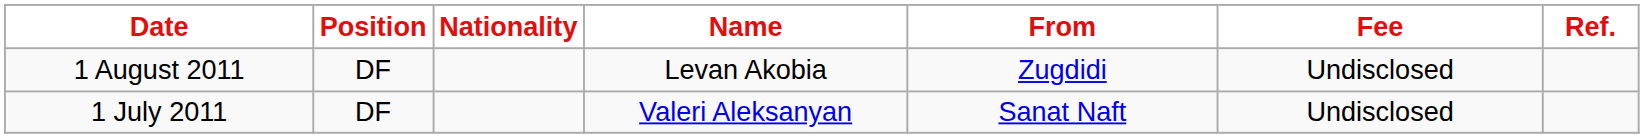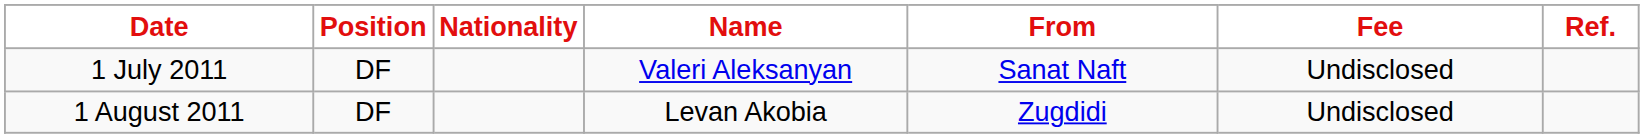rows swapped: (159, 112) <-> (159, 69)
